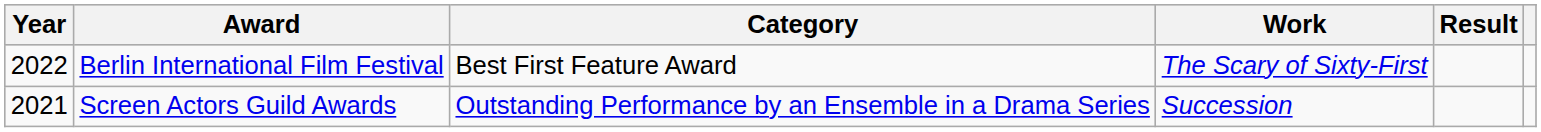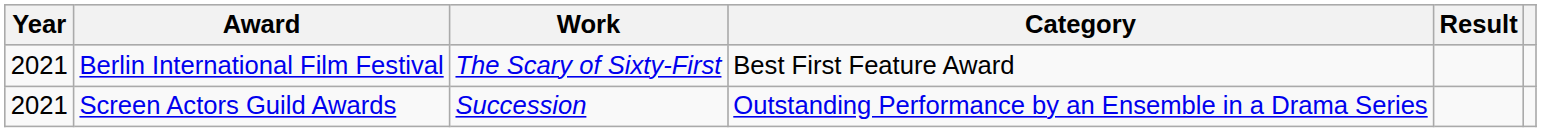columns swapped: (803, 24) <-> (1295, 24)
(39, 65) 2022 -> (39, 65) 2021
